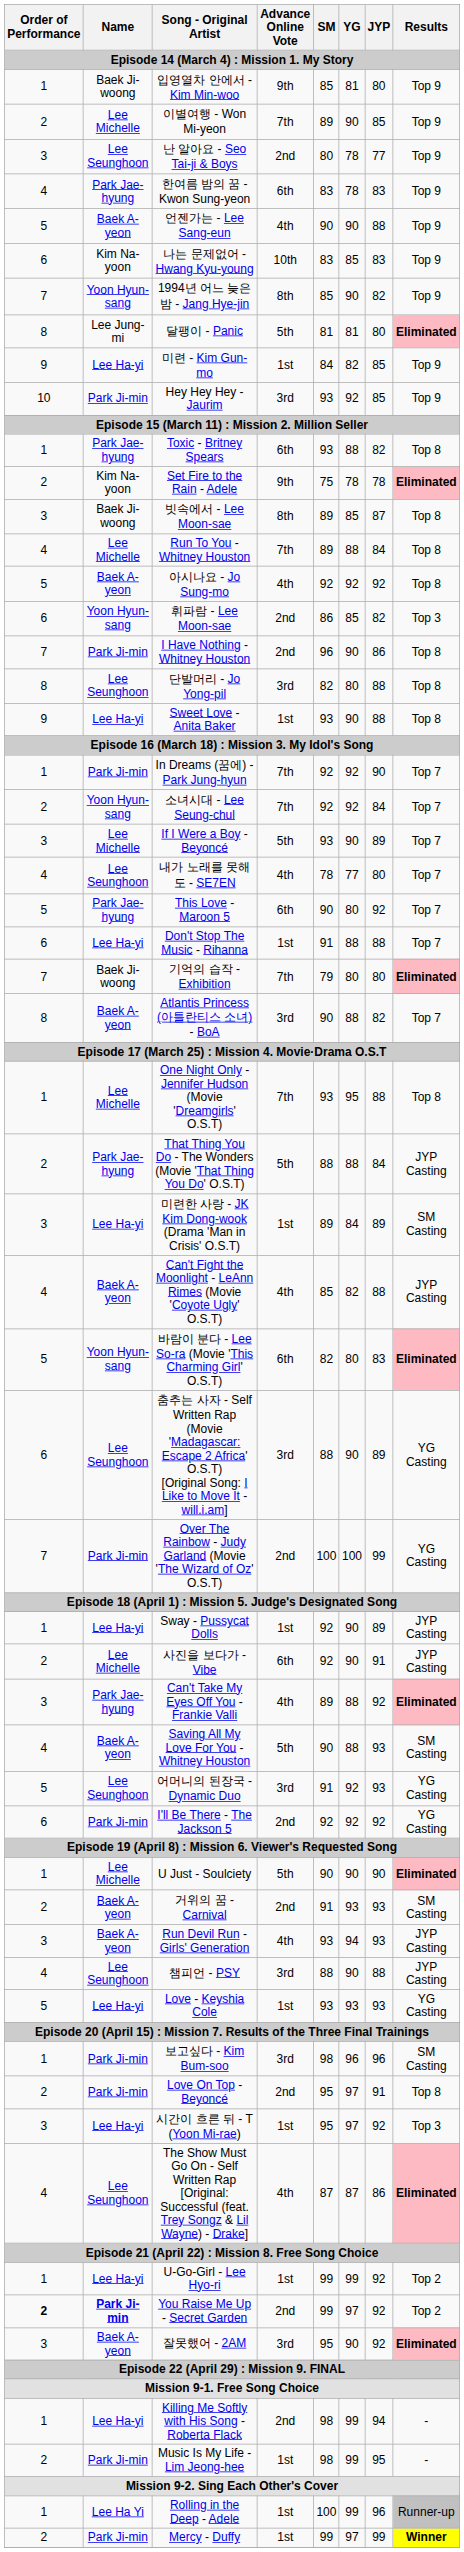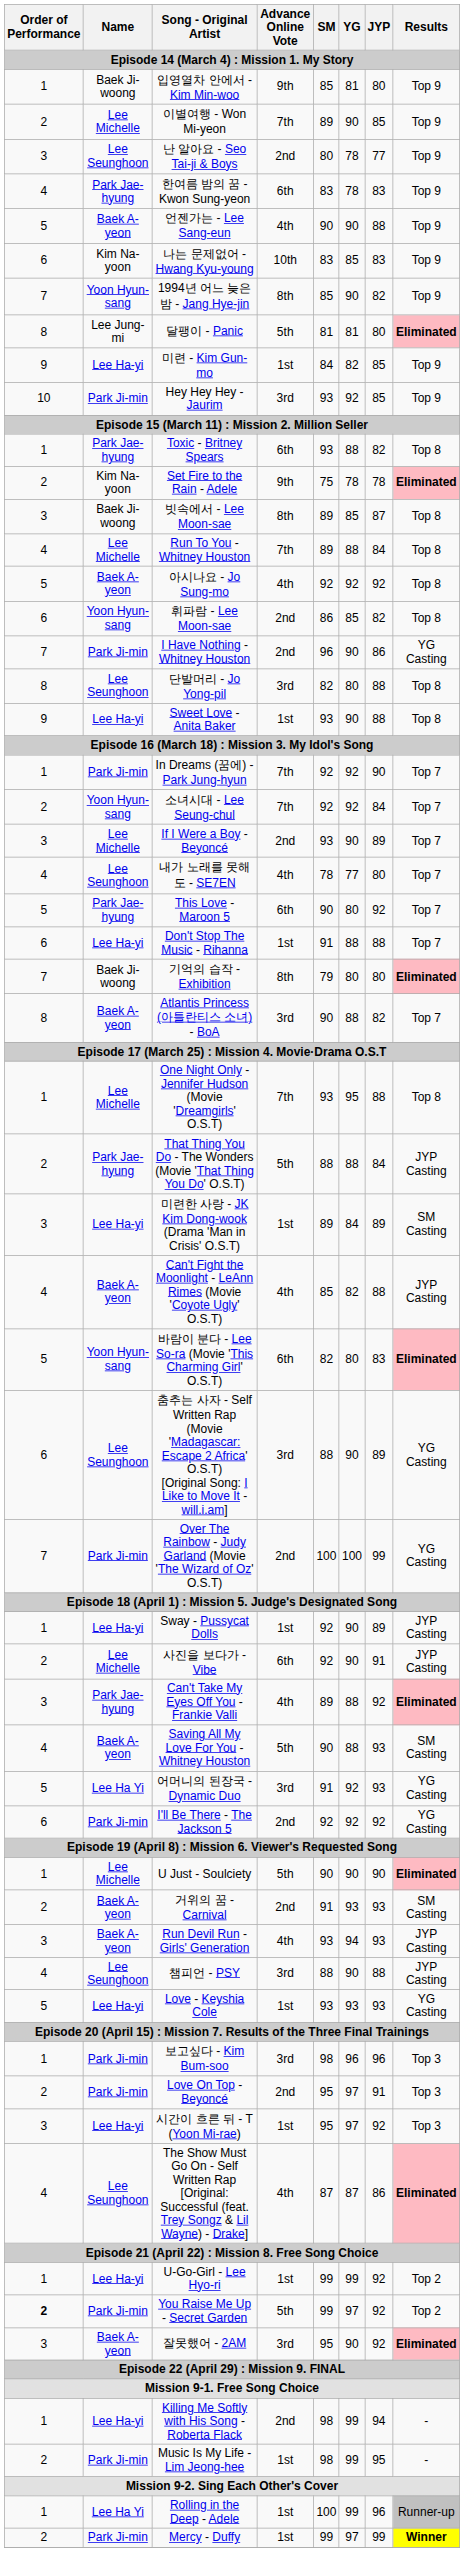(426, 618) Top 3 -> (426, 618) Top 8
(426, 652) Top 8 -> (426, 652) YG Casting
(285, 840) 5th -> (285, 840) 2nd
(285, 976) 7th -> (285, 976) 8th
(118, 1788) Lee Seunghoon -> (118, 1788) Lee Ha Yi
(426, 2058) SM Casting -> (426, 2058) Top 3
(426, 2092) Top 8 -> (426, 2092) Top 3
(118, 2311) bold -> (118, 2311) normal
(285, 2311) 2nd -> (285, 2311) 5th
